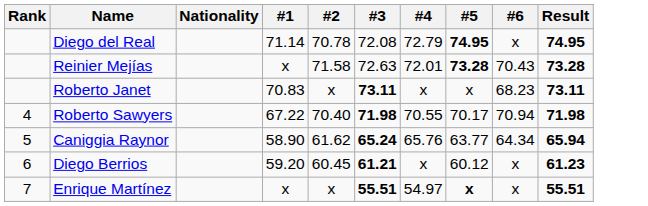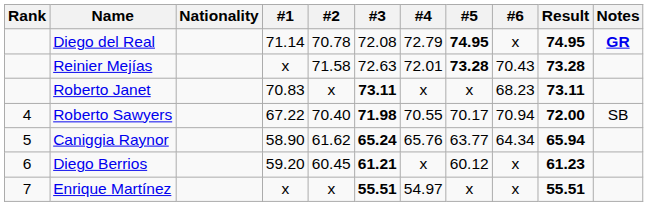+ column: (618, 16)
(566, 115) 71.98 -> (566, 115) 72.00
(469, 189) bold -> (469, 189) normal
